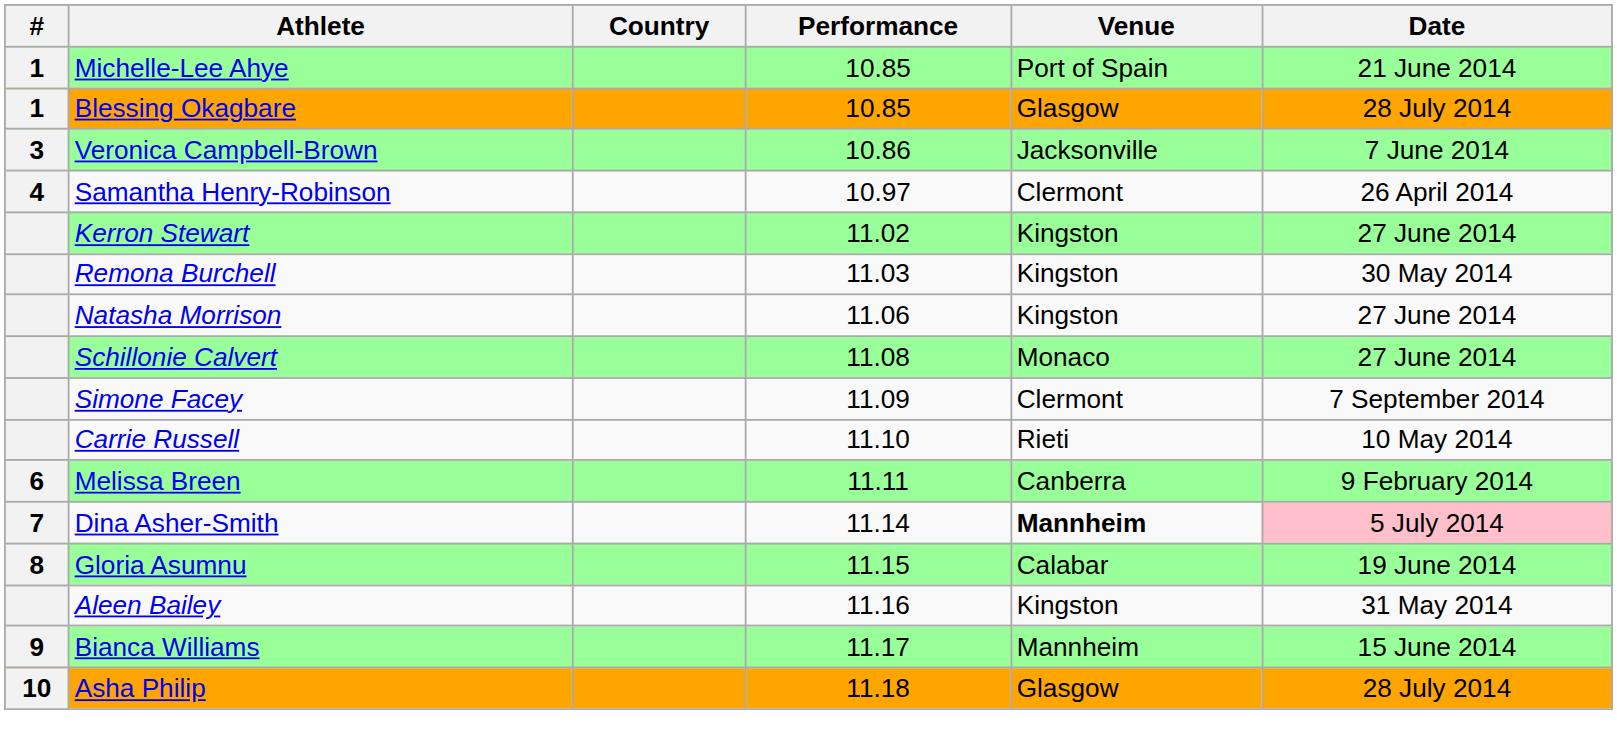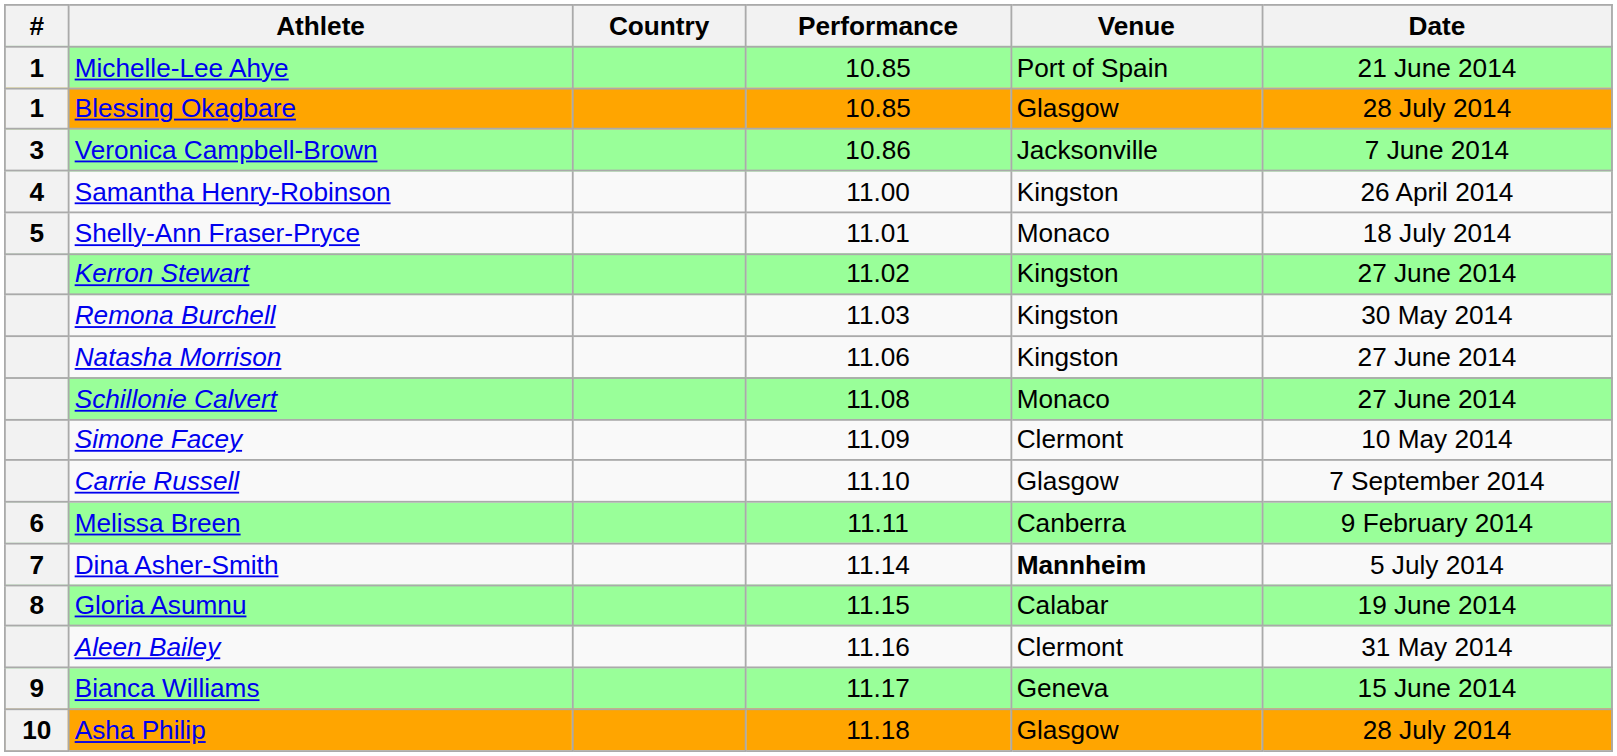(878, 192) 10.97 -> (878, 192) 11.00
(1070, 192) Clermont -> (1068, 192) Kingston
+ row: (217, 233)
(1437, 399) 7 September 2014 -> (1437, 440) 10 May 2014
(1043, 440) Rieti -> (1068, 481) Glasgow
(1437, 440) 10 May 2014 -> (1437, 481) 7 September 2014
(1437, 523) pink background -> (1437, 564) no background
(1068, 606) Kingston -> (1070, 647) Clermont
(1078, 647) Mannheim -> (1063, 688) Geneva
